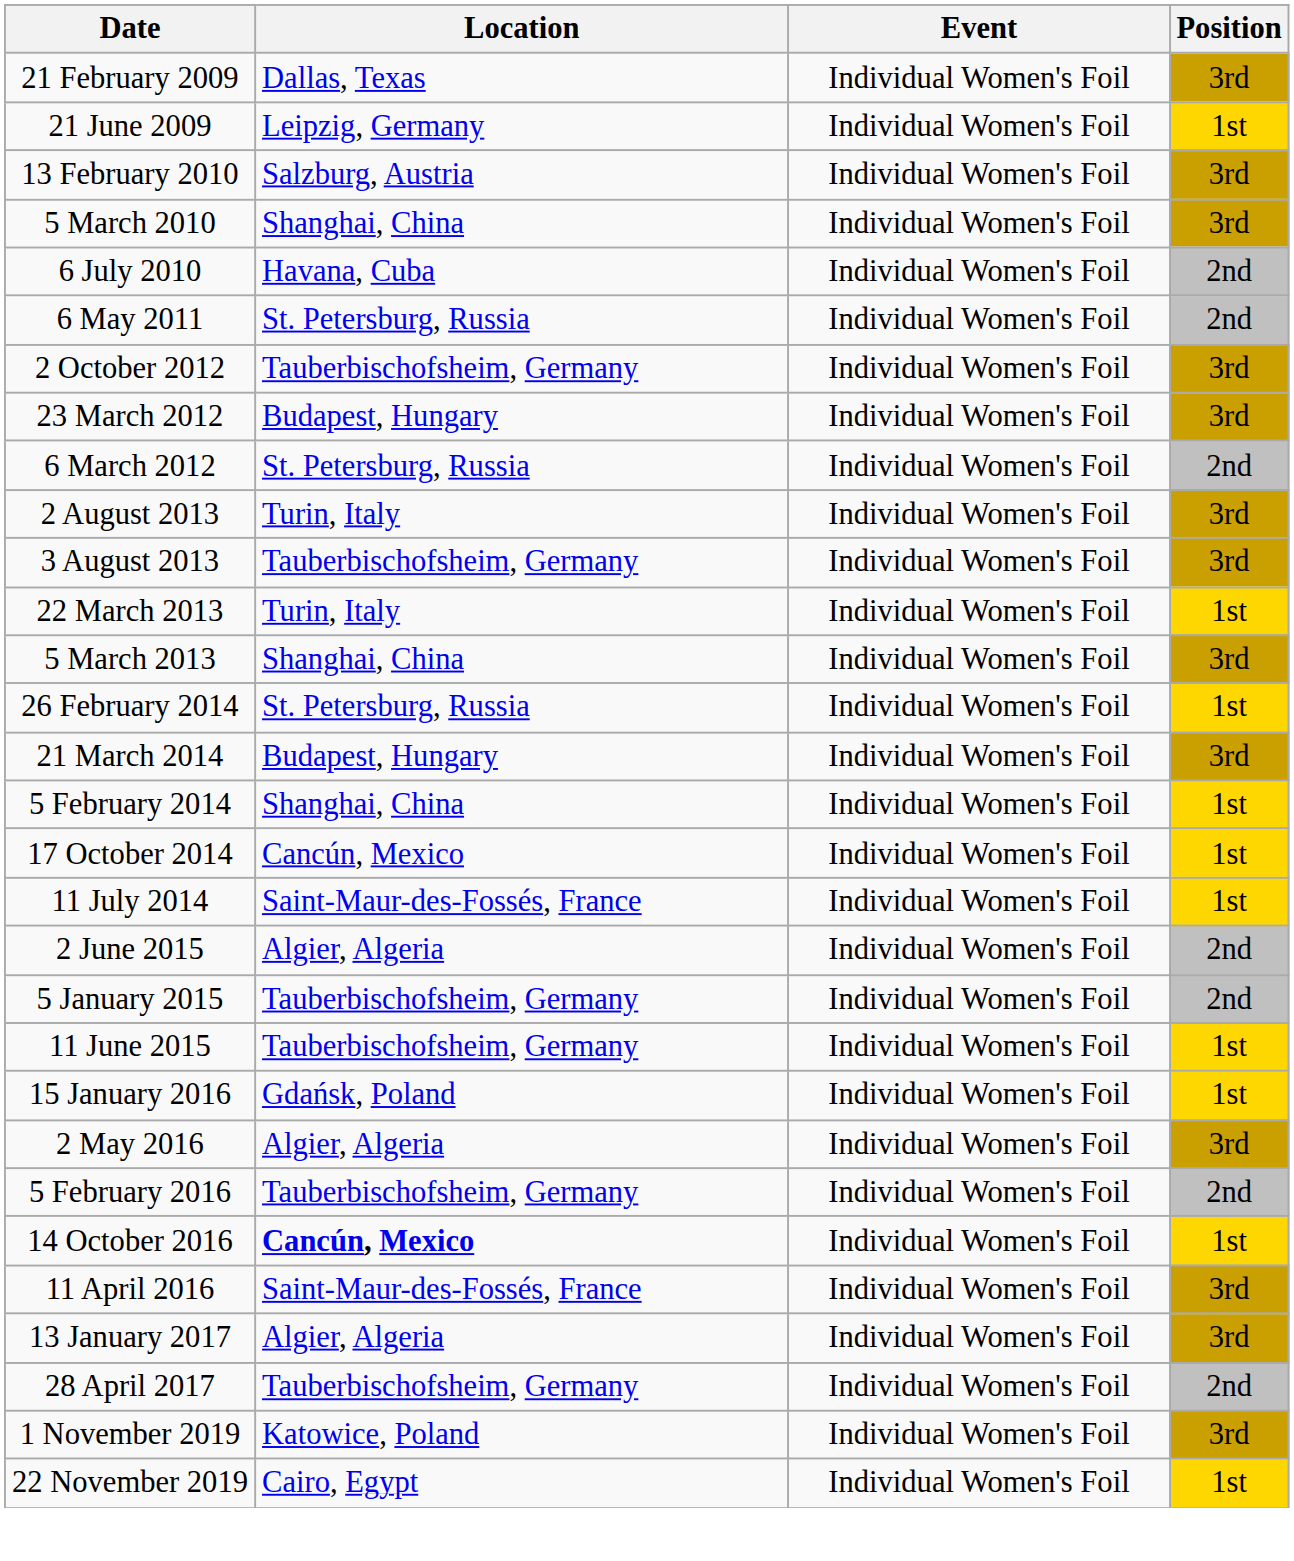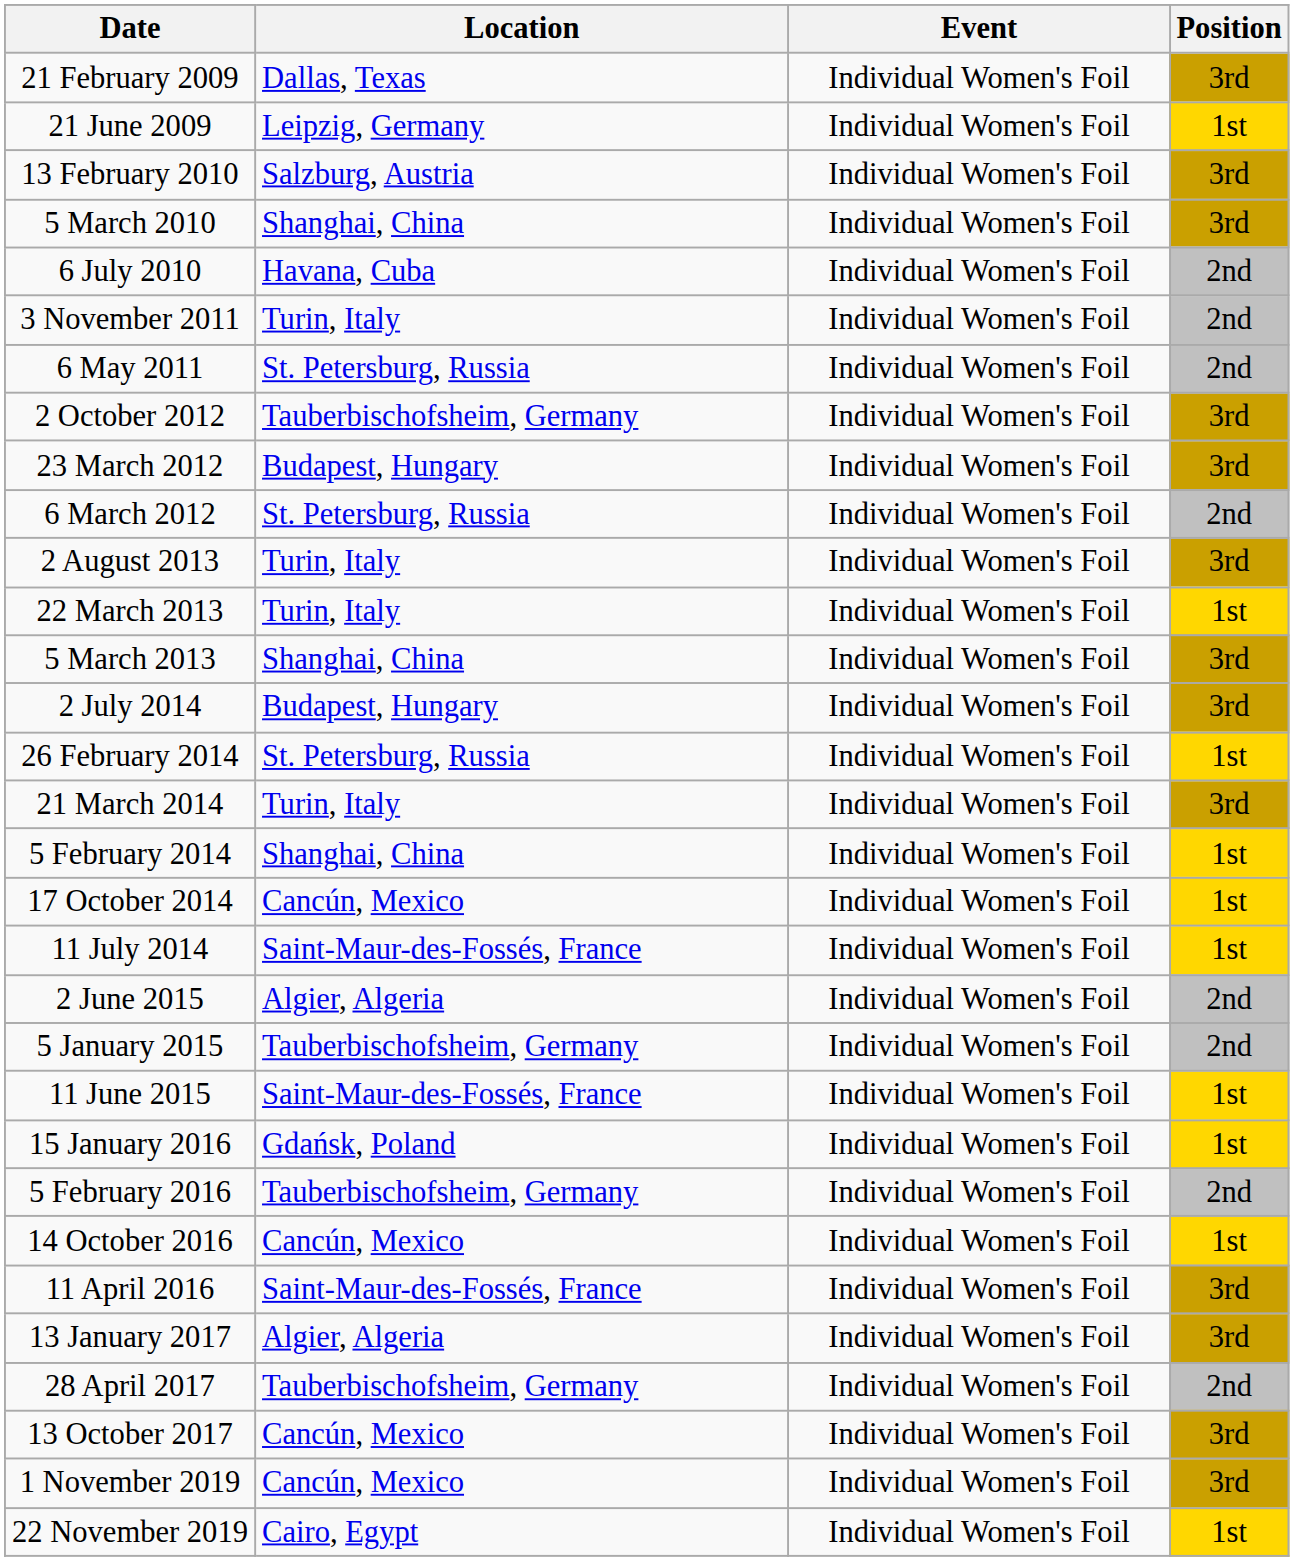+ row: (130, 319)
- row: (130, 561)
+ row: (130, 707)
(380, 755) Budapest, Hungary -> (331, 804) Turin, Italy
(450, 1046) Tauberbischofsheim, Germany -> (452, 1094) Saint-Maur-des-Fossés, France
- row: (130, 1143)
(368, 1240) bold -> (363, 1240) normal
+ row: (130, 1434)
(371, 1434) Katowice, Poland -> (363, 1482) Cancún, Mexico
